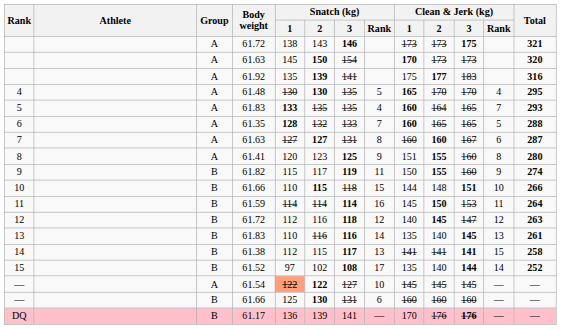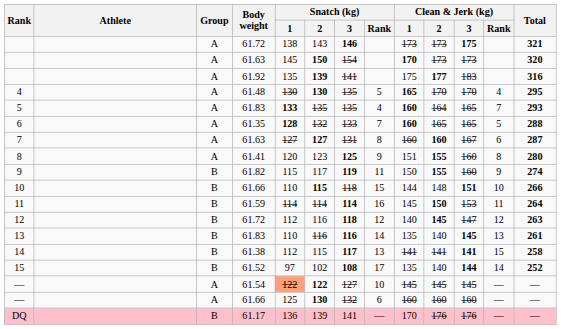(214, 300) B -> (214, 300) A
(350, 300) 131 -> (350, 300) 132
(469, 316) bold -> (469, 316) normal
